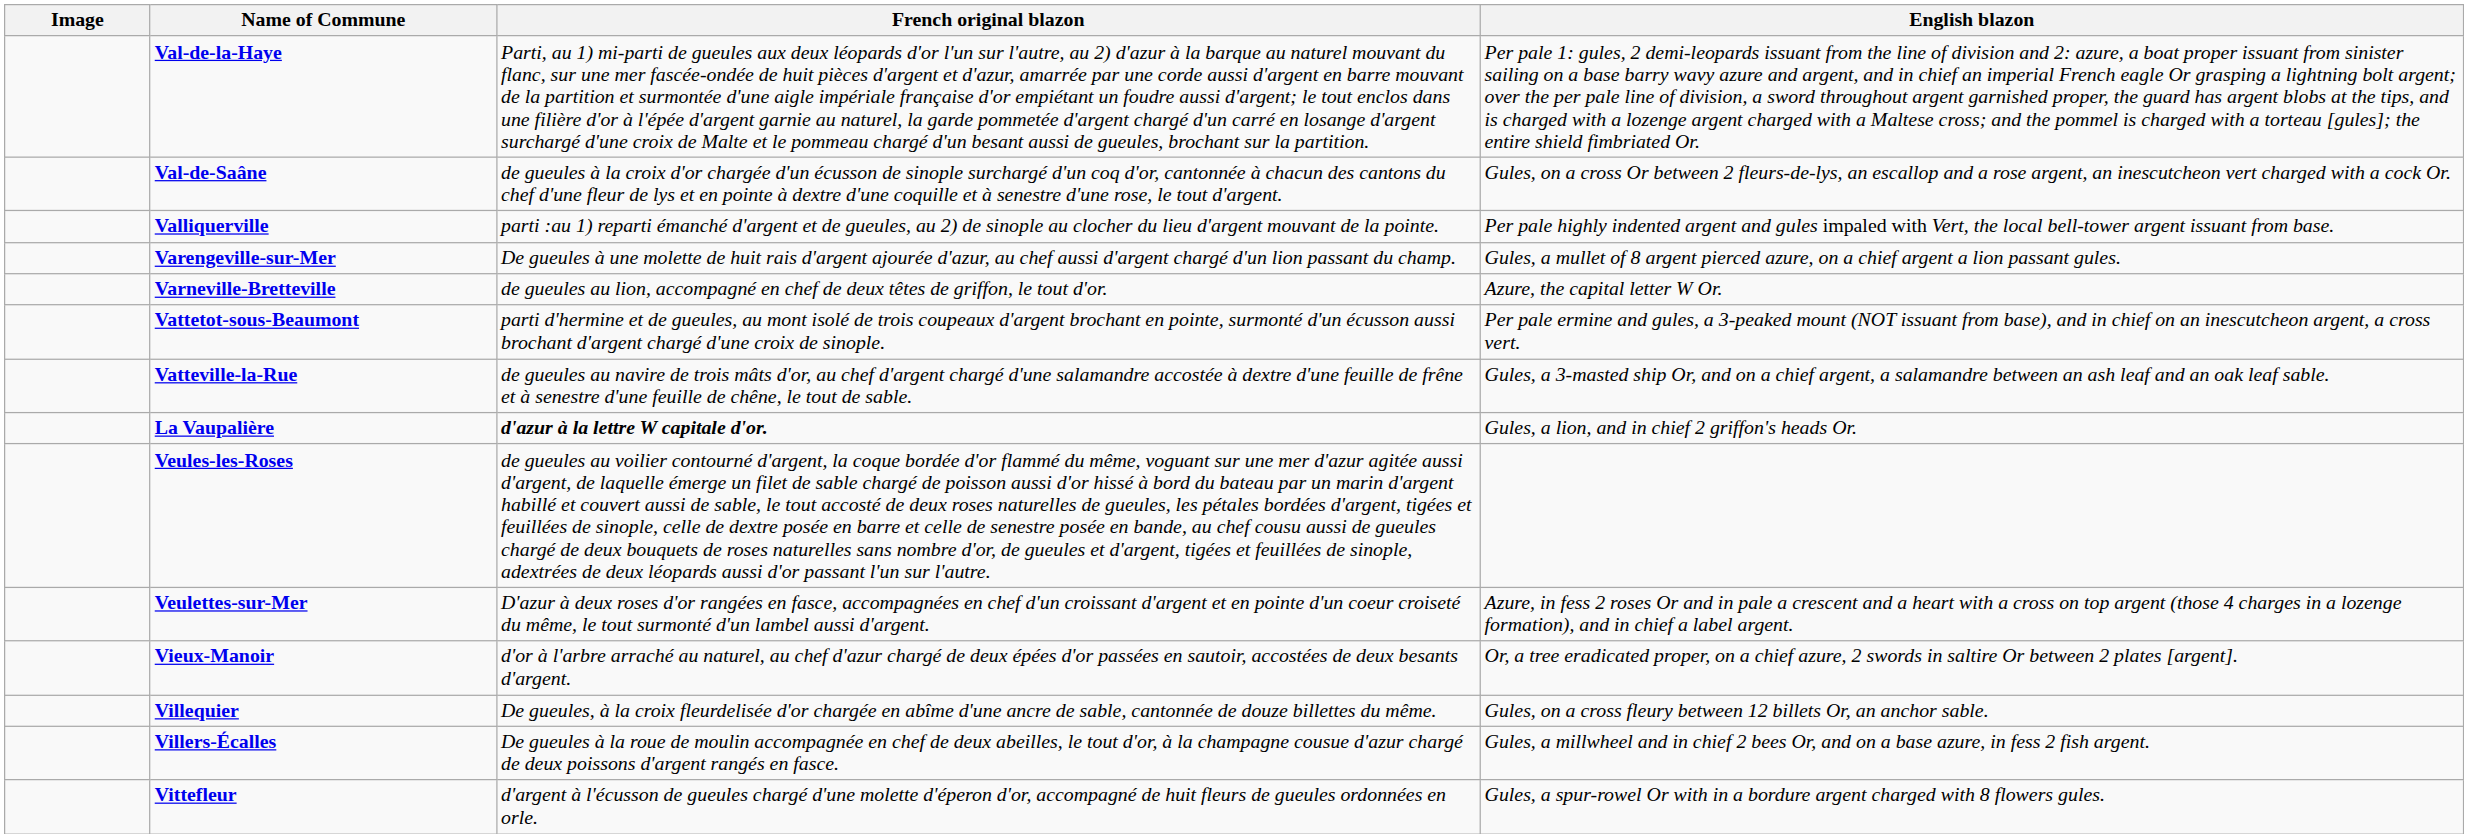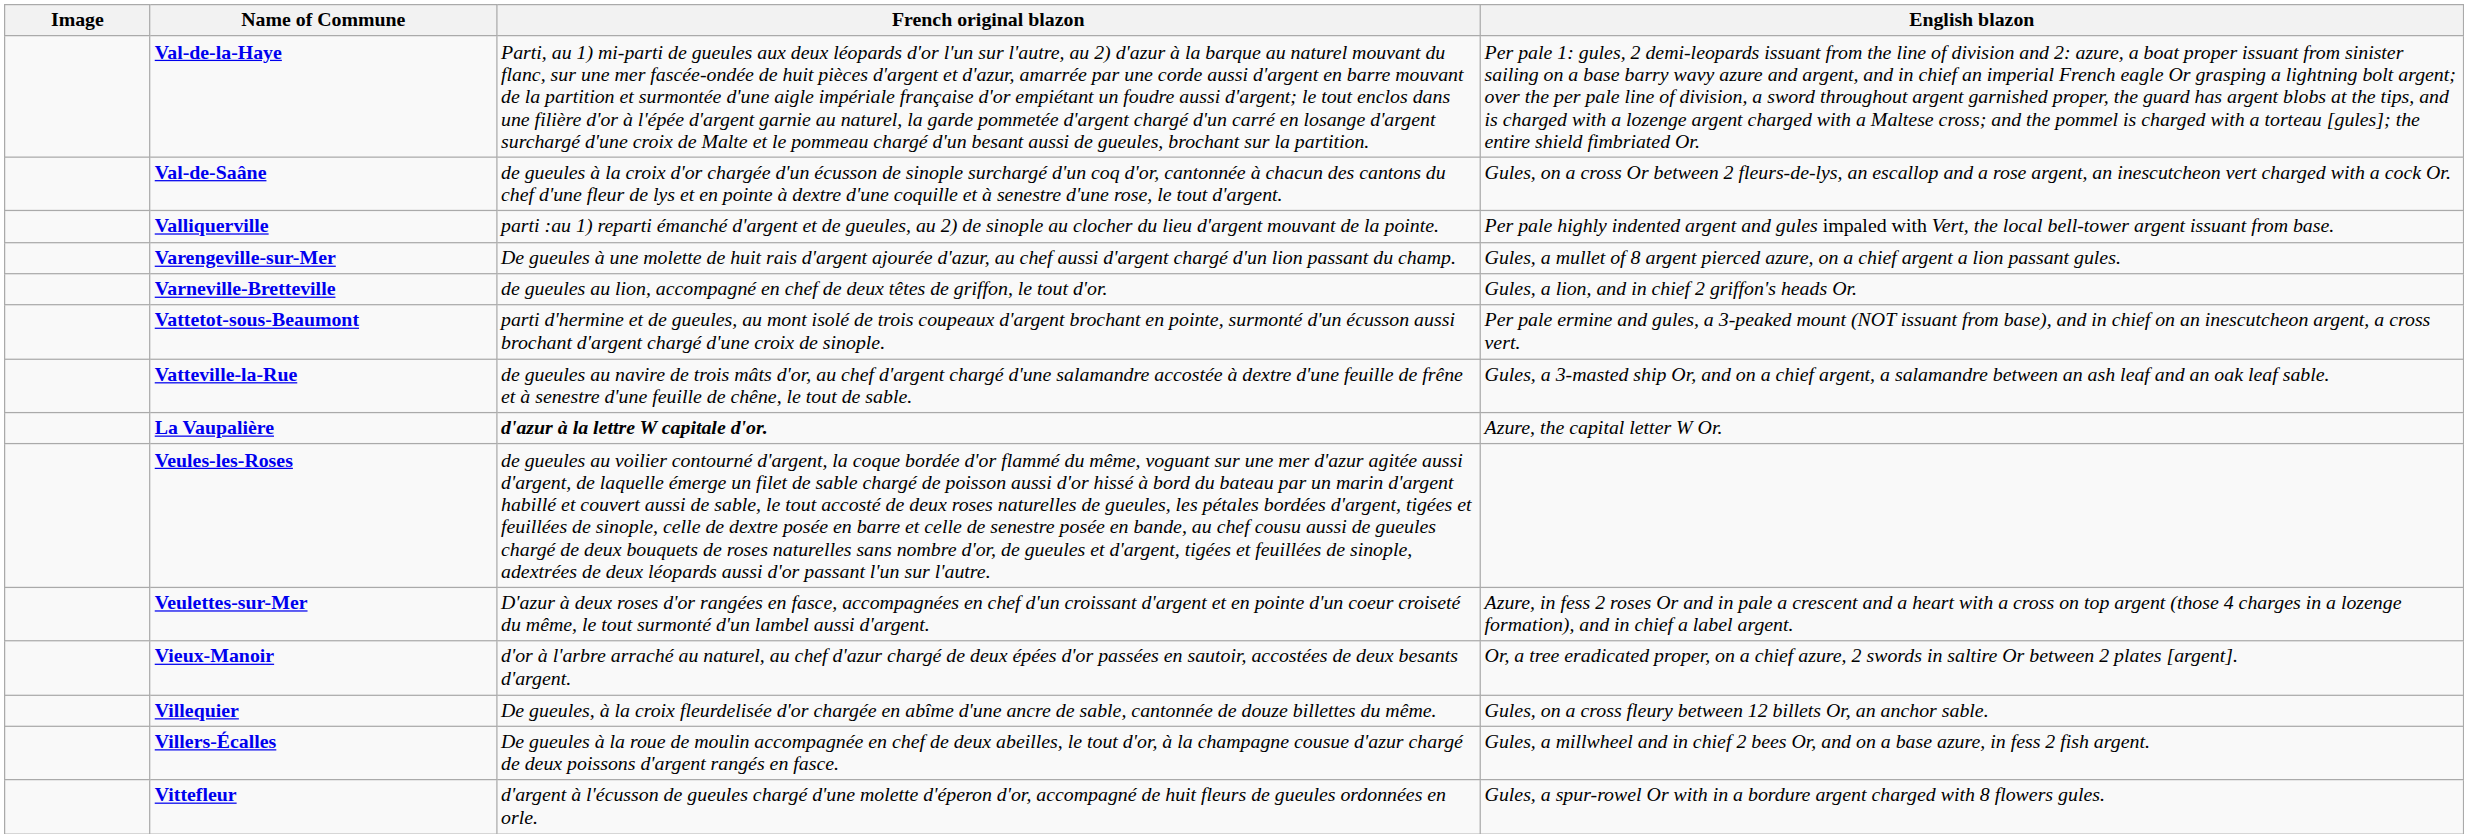(1603, 289) Azure, the capital letter W Or. -> (1671, 289) Gules, a lion, and in chief 2 griffon's heads Or.
(1671, 428) Gules, a lion, and in chief 2 griffon's heads Or. -> (1603, 428) Azure, the capital letter W Or.
